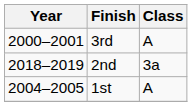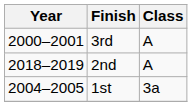(151, 64) 3a -> (148, 64) A
(148, 88) A -> (151, 88) 3a
